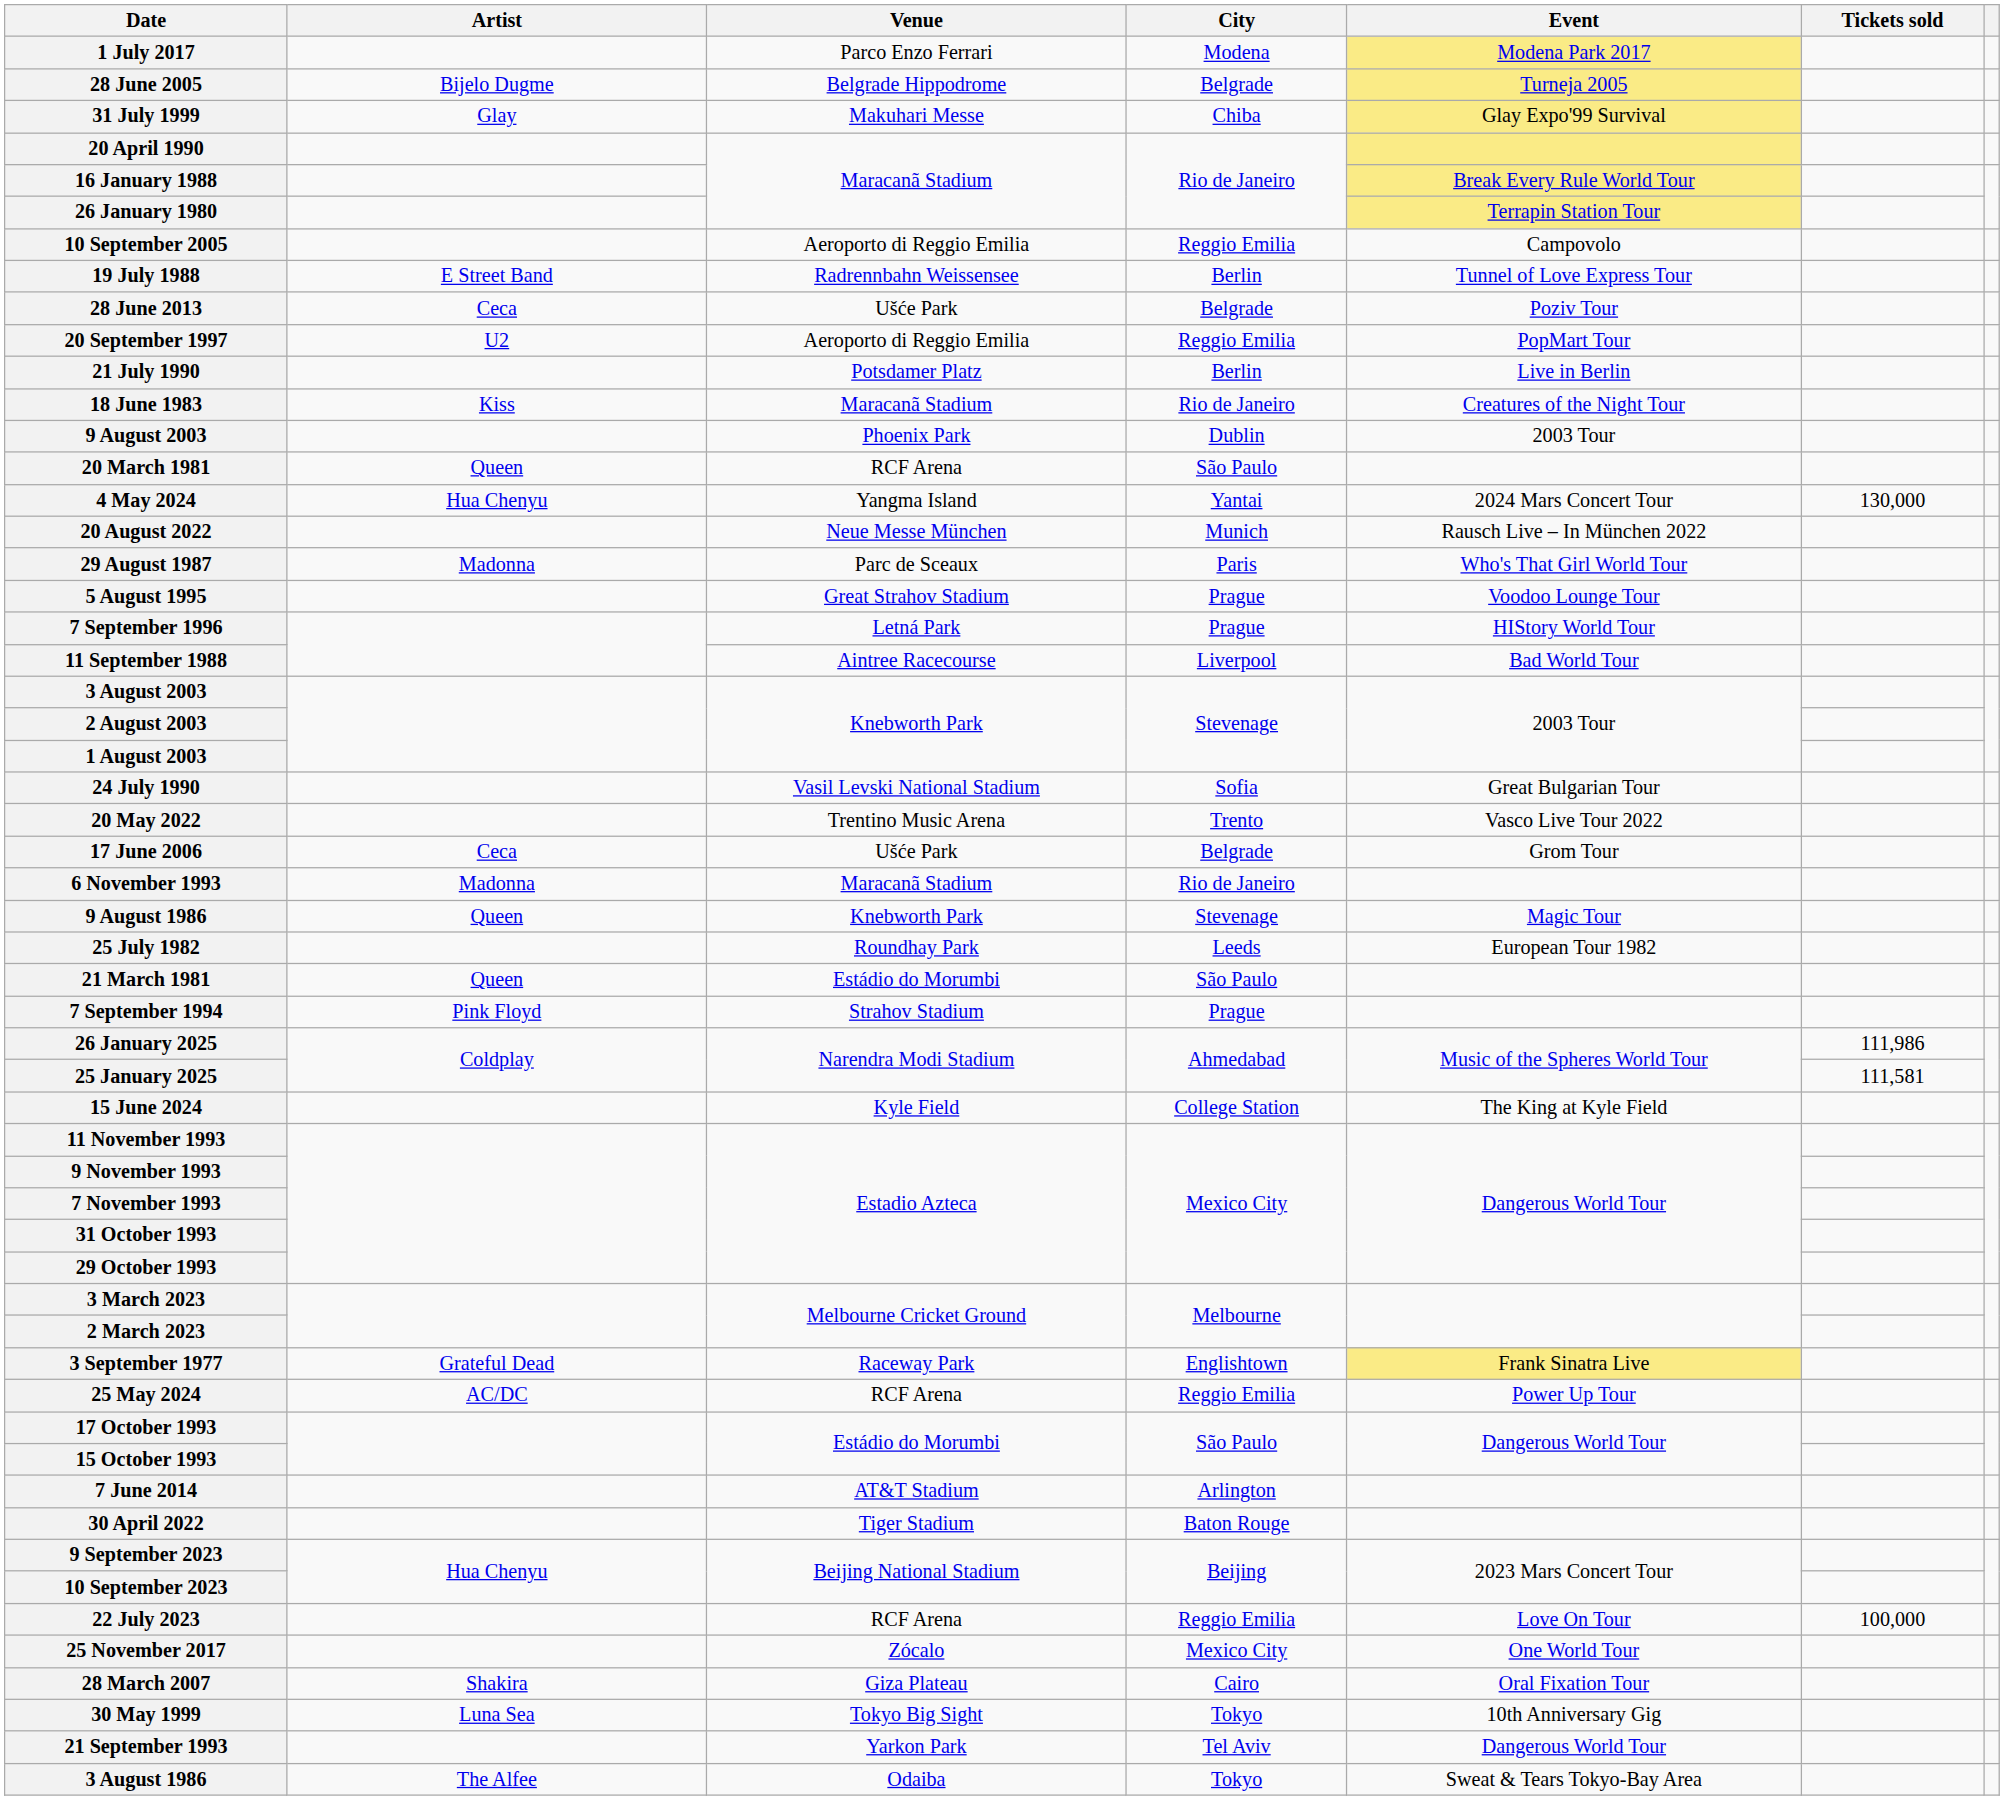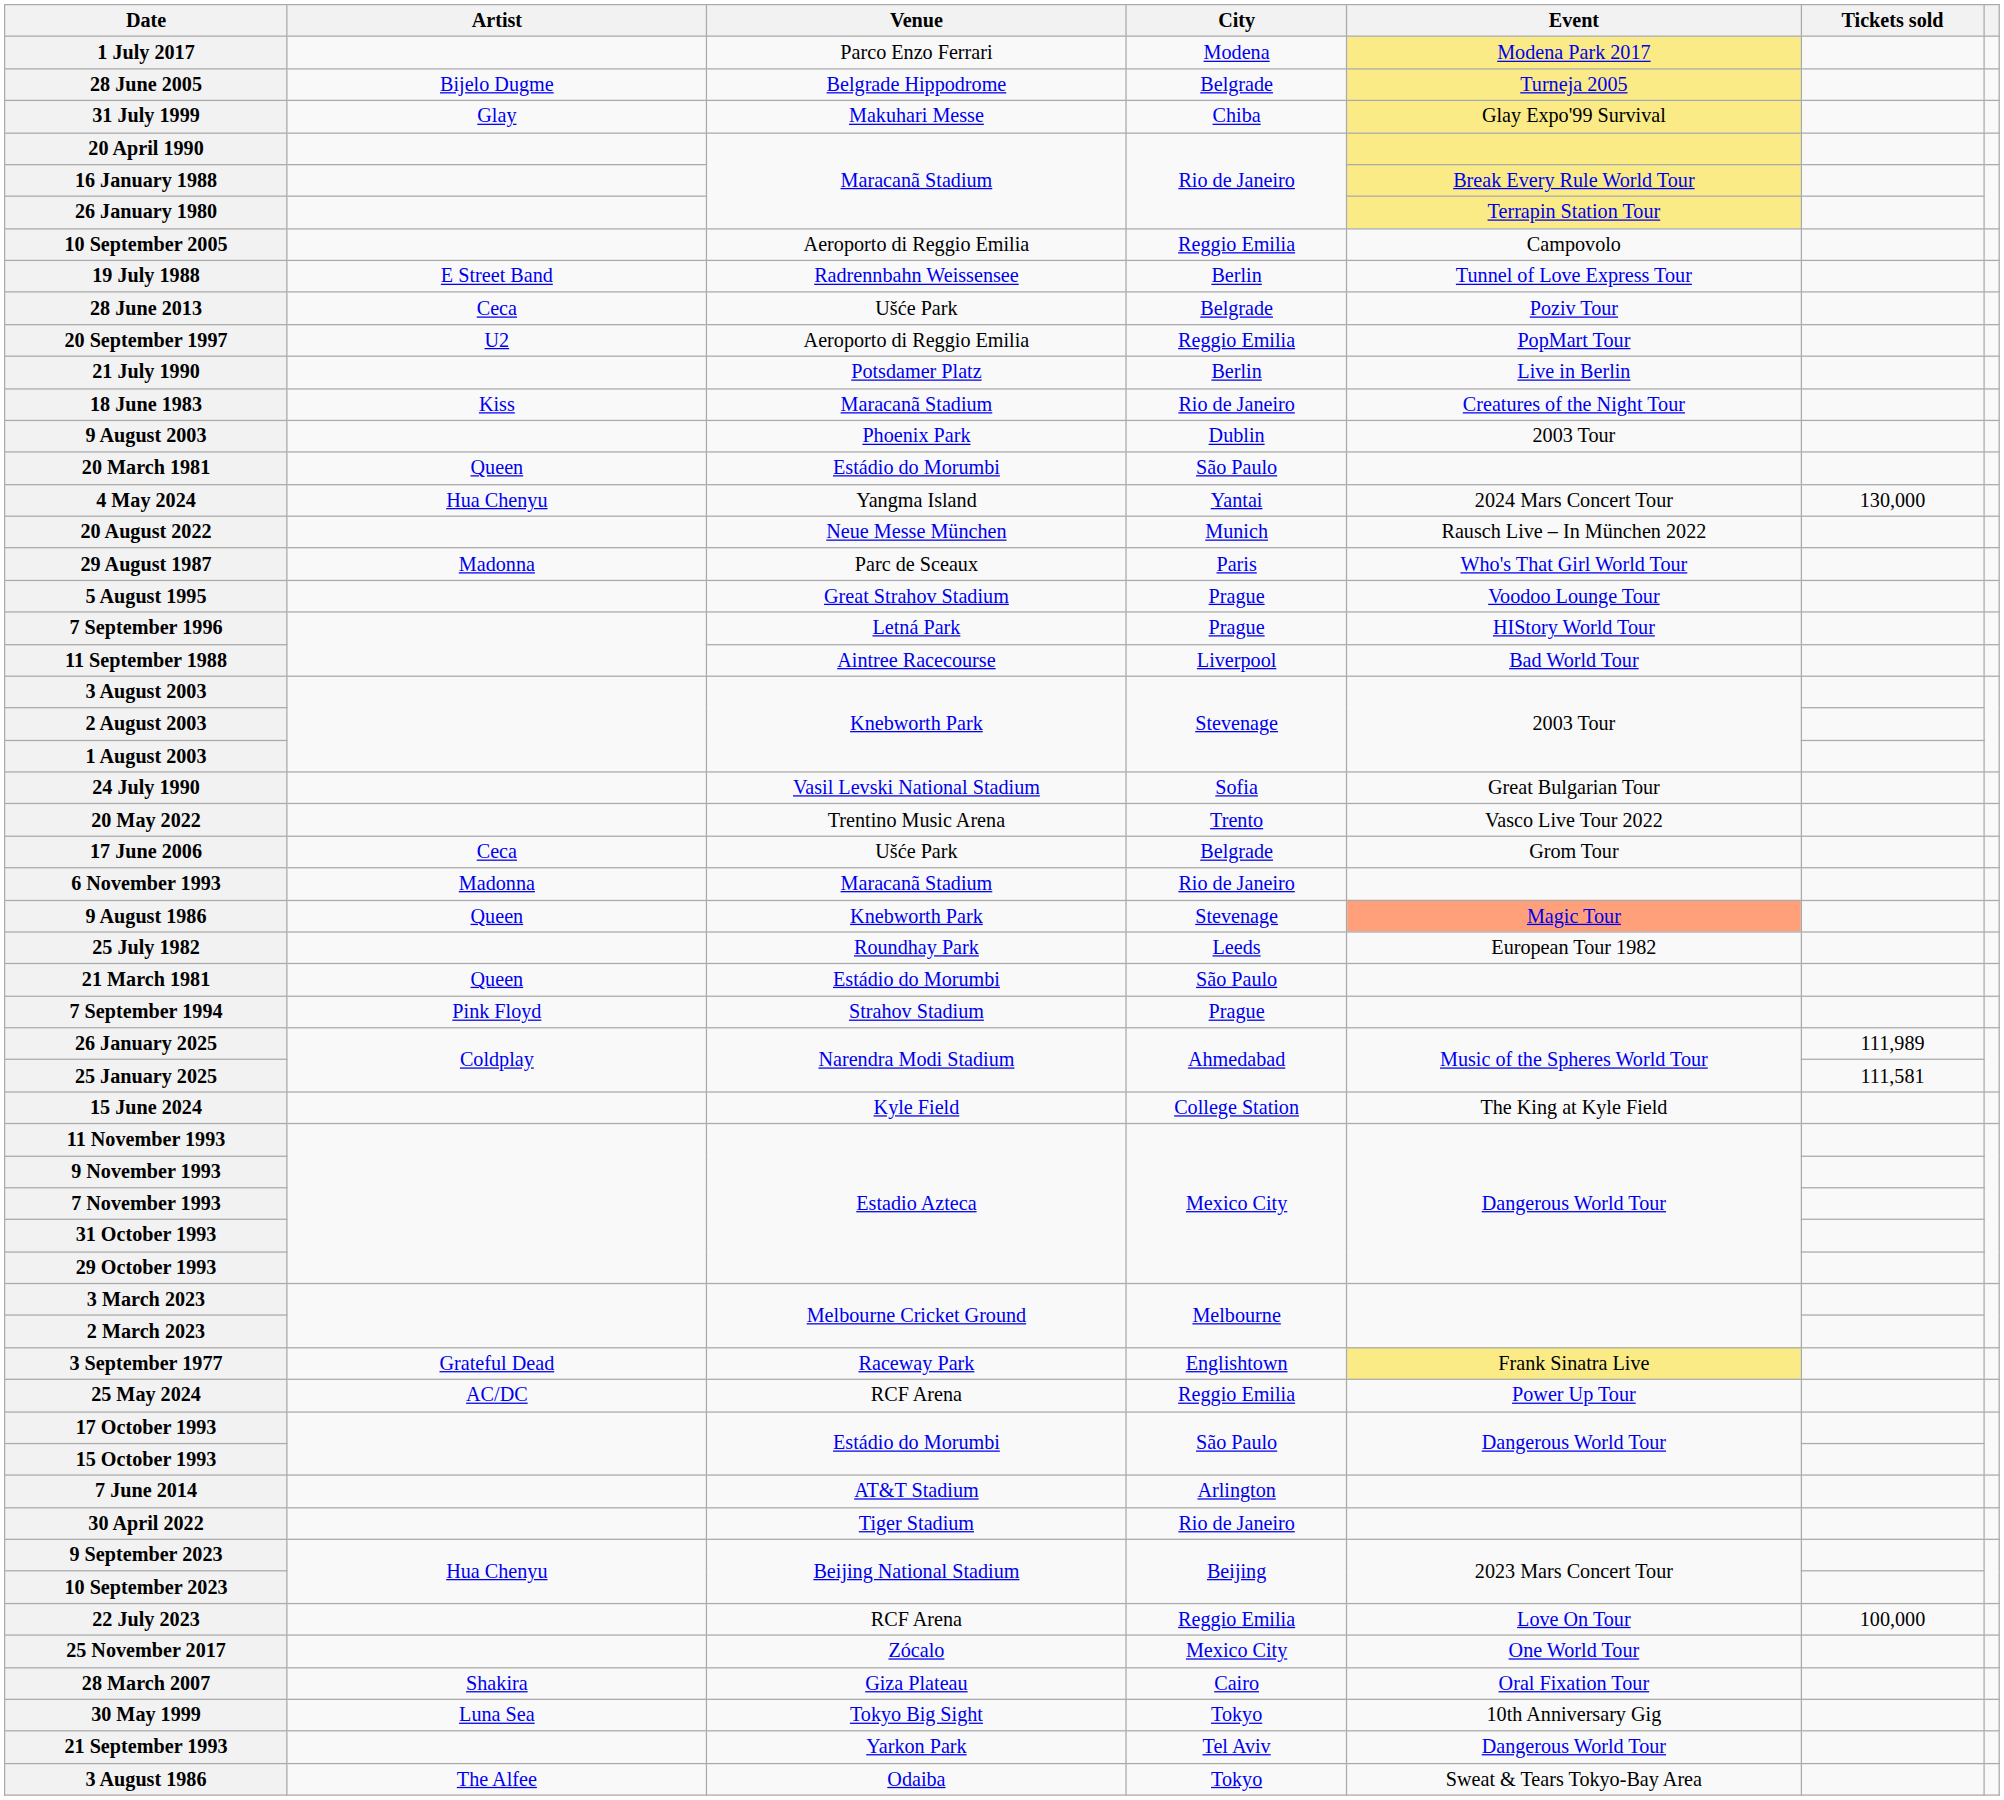(916, 468) RCF Arena -> (916, 468) Estádio do Morumbi
(1574, 915) no background -> (1574, 915) lightsalmon background
(1893, 1043) 111,986 -> (1893, 1043) 111,989
(1237, 1523) Baton Rouge -> (1237, 1523) Rio de Janeiro
